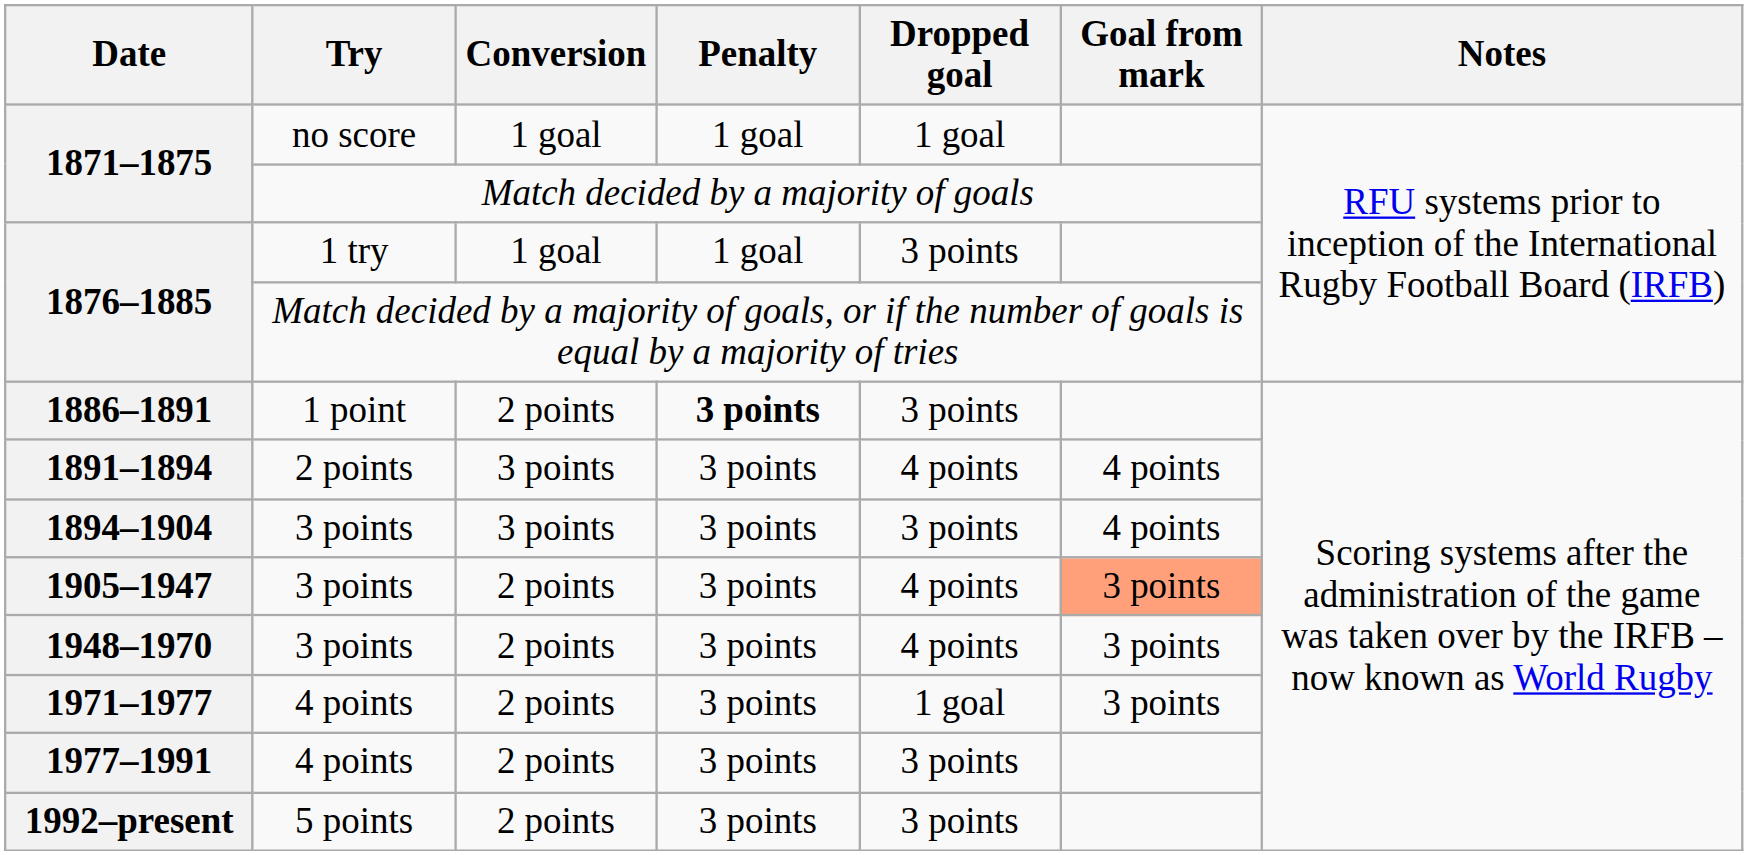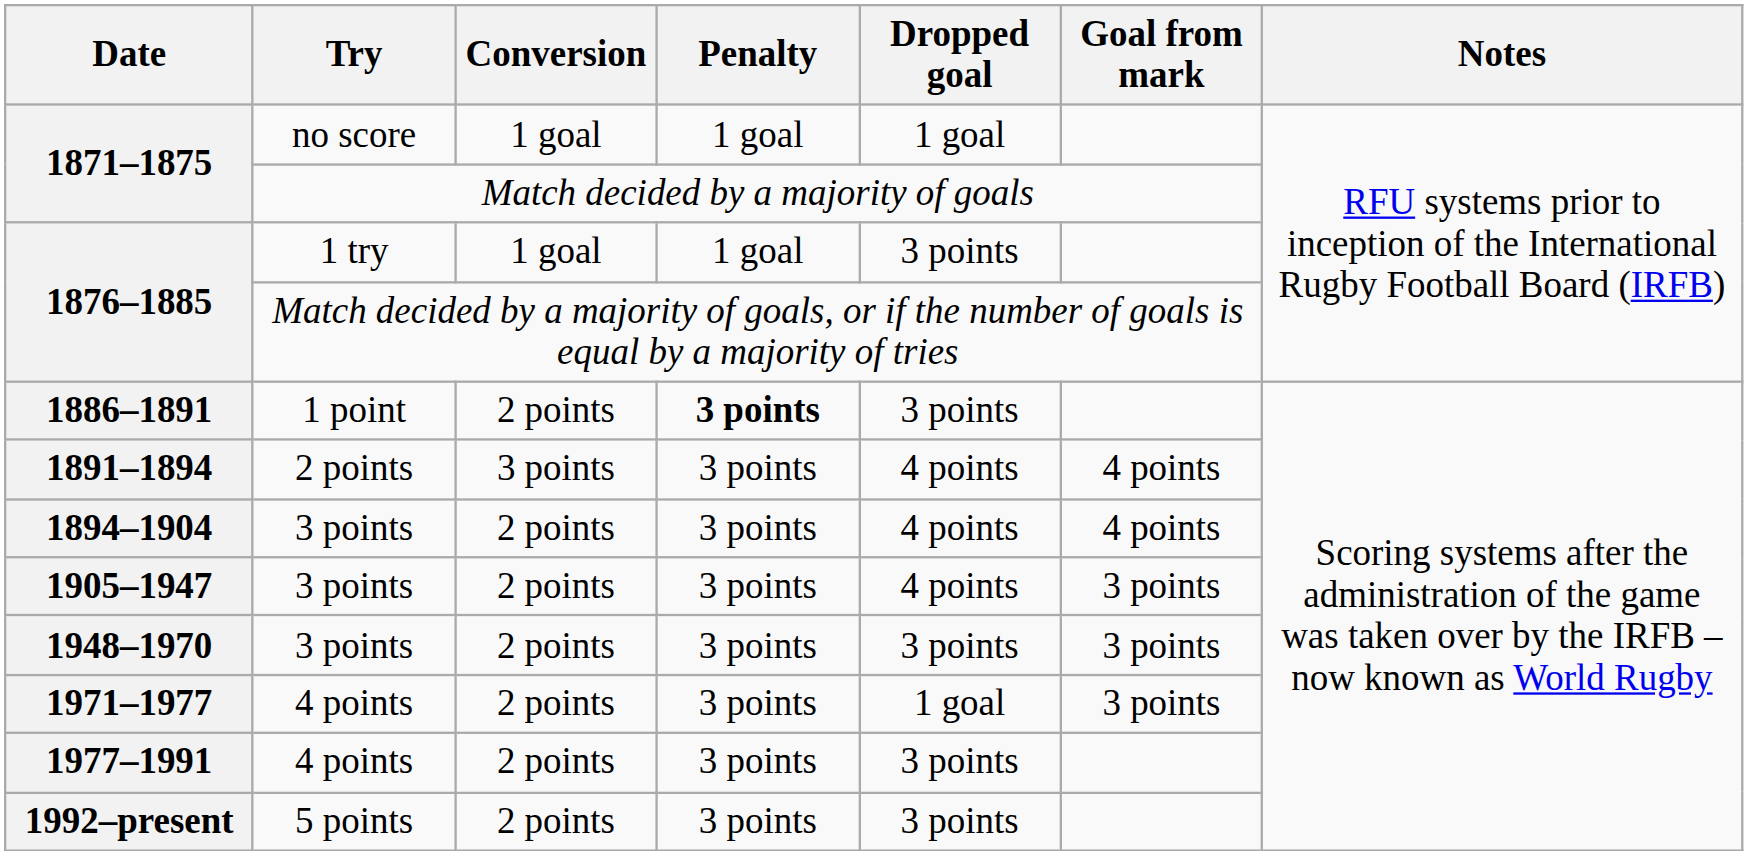(556, 527) 3 points -> (556, 527) 2 points
(960, 527) 3 points -> (960, 527) 4 points
(1161, 585) lightsalmon background -> (1161, 585) no background
(960, 644) 4 points -> (960, 644) 3 points
